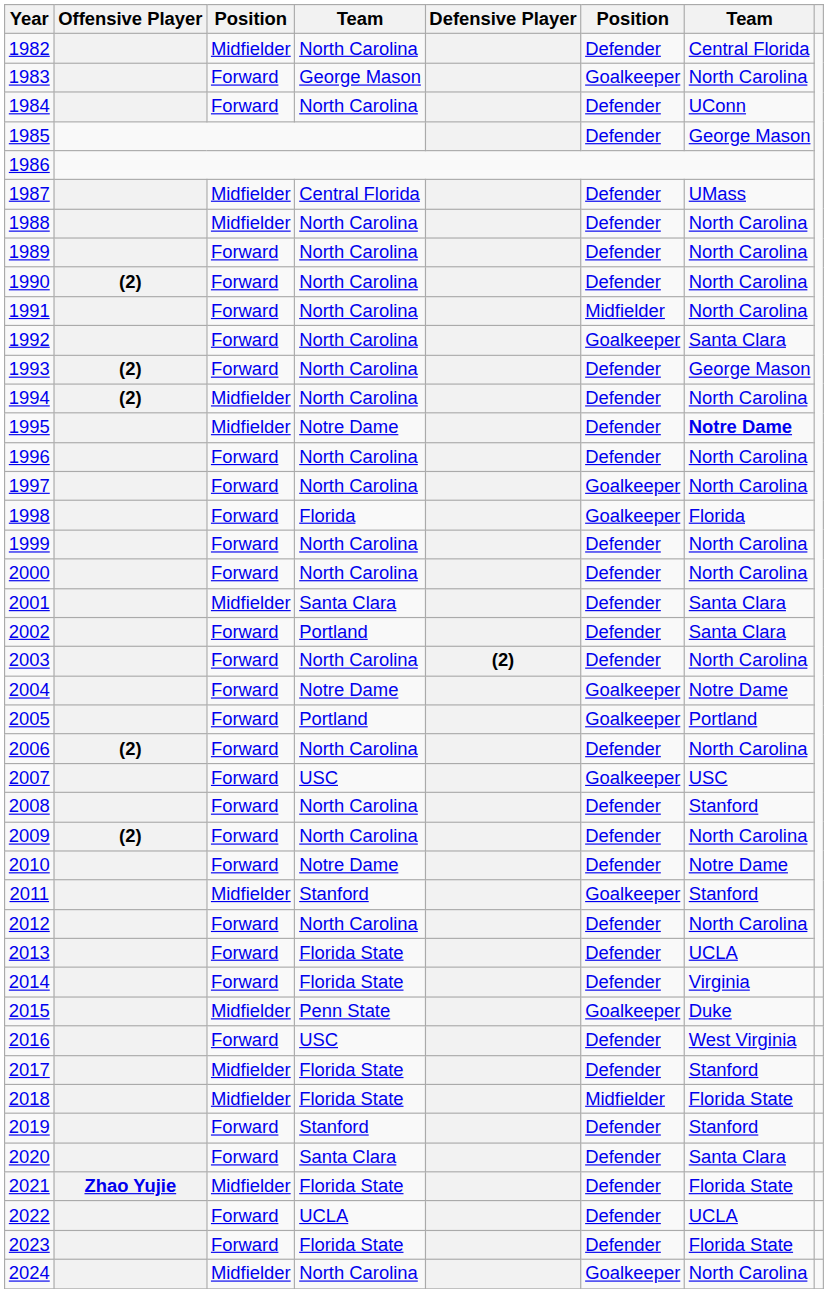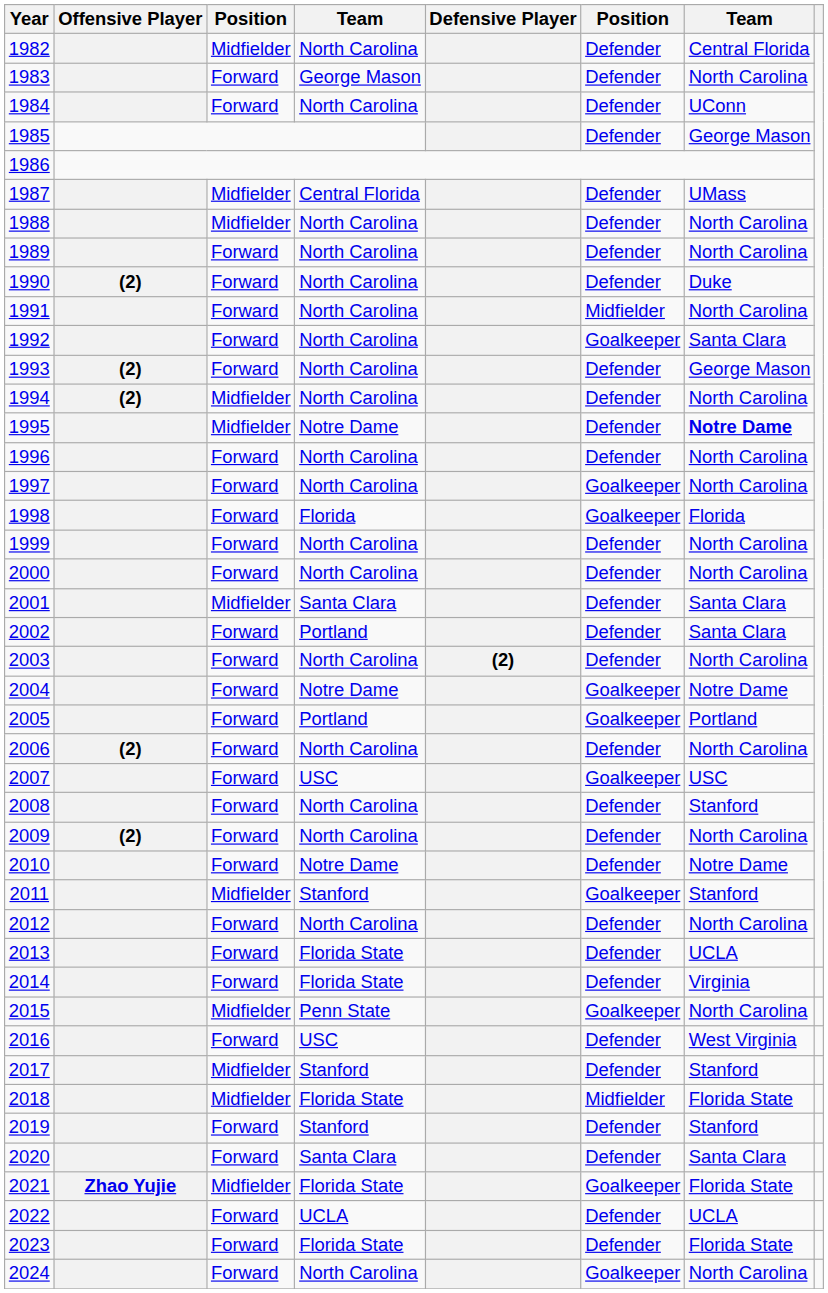(633, 77) Goalkeeper -> (623, 77) Defender
(748, 281) North Carolina -> (710, 281) Duke
(710, 1011) Duke -> (748, 1011) North Carolina
(351, 1069) Florida State -> (334, 1069) Stanford
(623, 1186) Defender -> (633, 1186) Goalkeeper
(251, 1273) Midfielder -> (245, 1273) Forward
